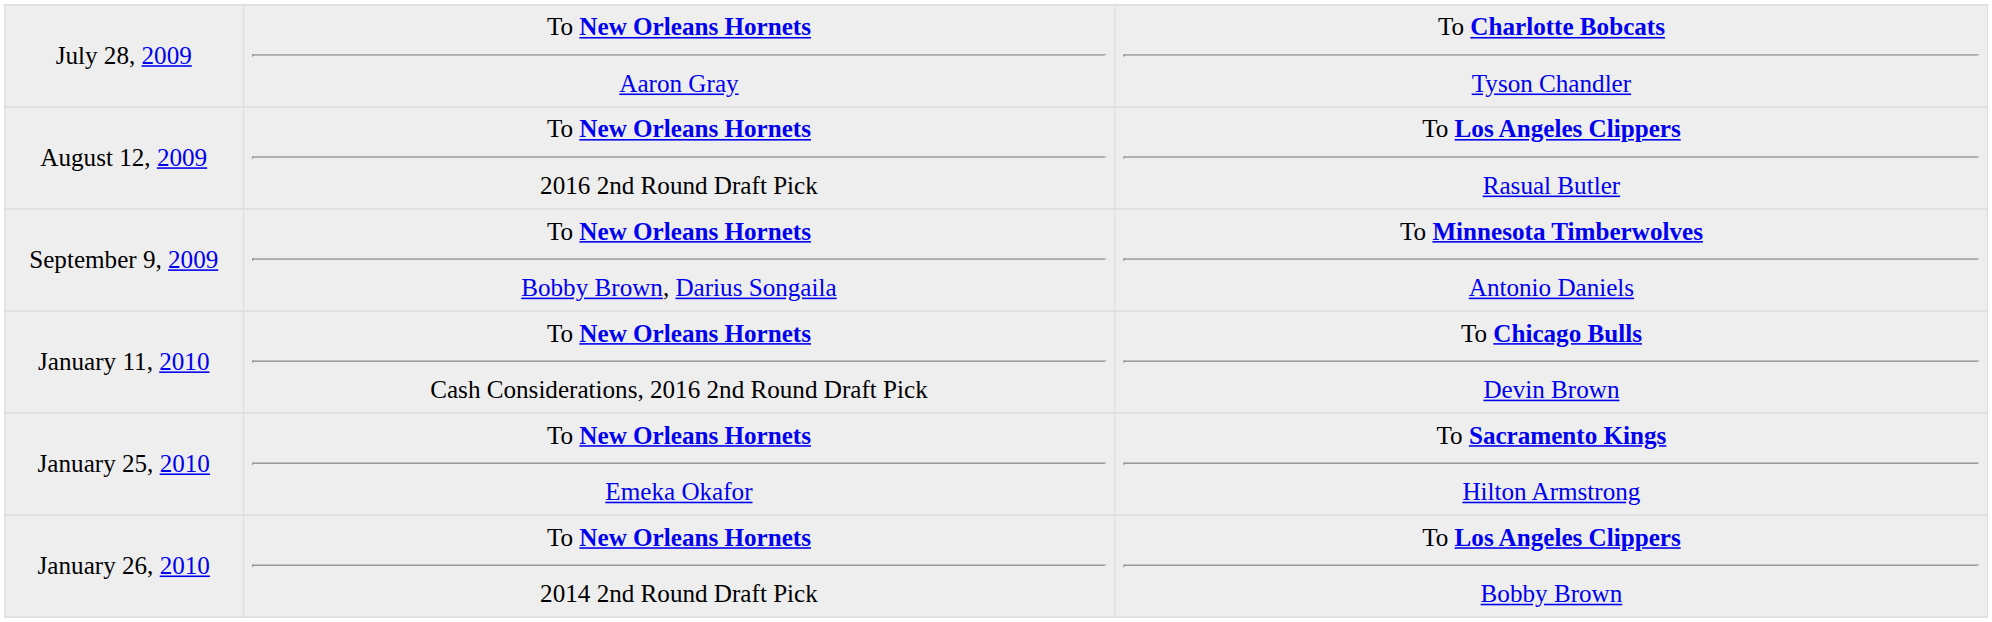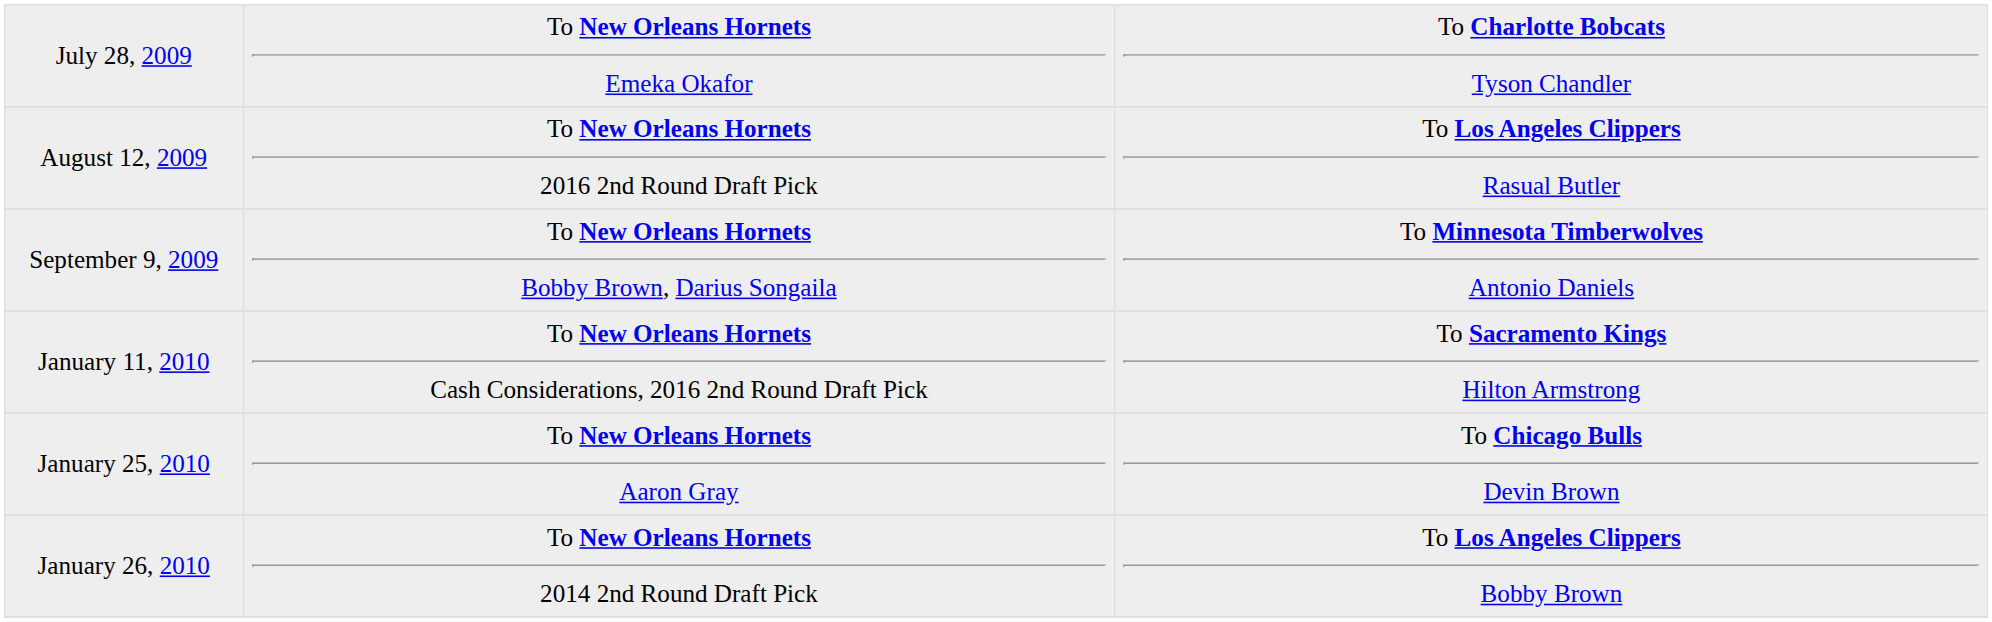(679, 55) To New Orleans Hornets Aaron Gray -> (679, 55) To New Orleans Hornets Emeka Okafor
(1551, 361) To Chicago Bulls Devin Brown -> (1551, 361) To Sacramento Kings Hilton Armstrong
(679, 463) To New Orleans Hornets Emeka Okafor -> (679, 463) To New Orleans Hornets Aaron Gray
(1551, 463) To Sacramento Kings Hilton Armstrong -> (1551, 463) To Chicago Bulls Devin Brown
